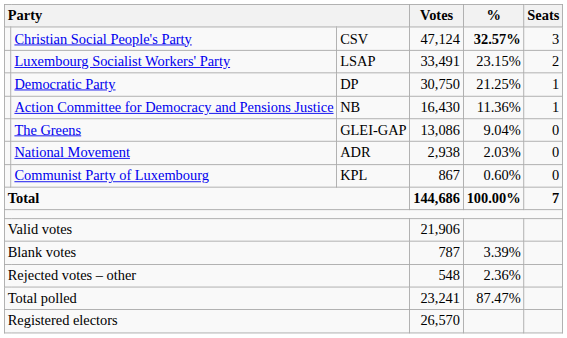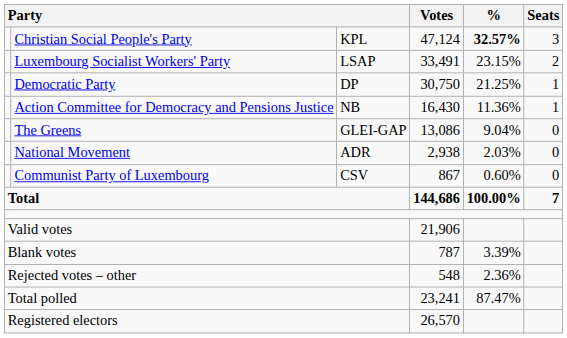(354, 38) CSV -> (354, 38) KPL
(354, 175) KPL -> (354, 175) CSV
